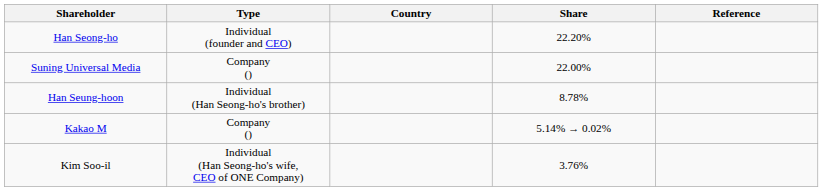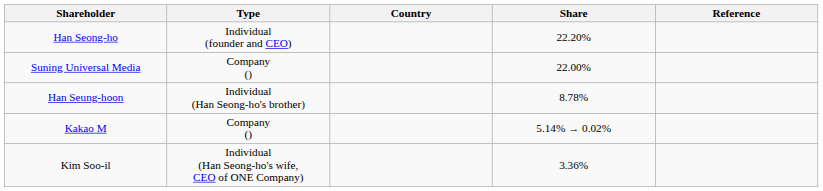(574, 165) 3.76% -> (574, 165) 3.36%
